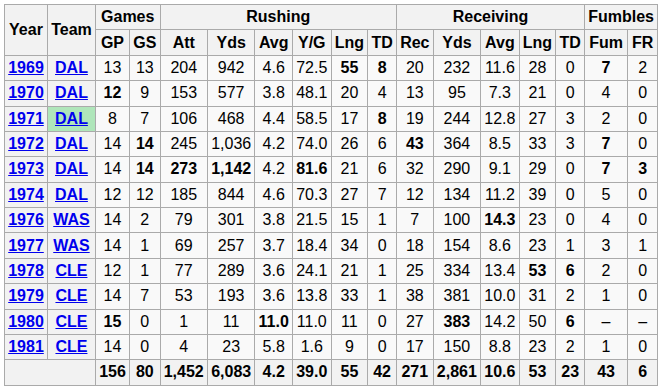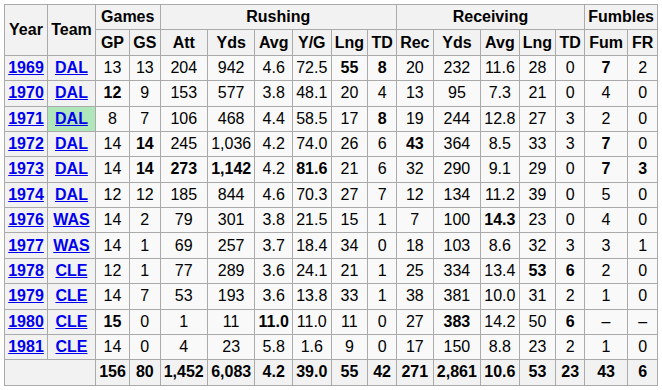(457, 245) 154 -> (457, 245) 103
(537, 245) 23 -> (537, 245) 32
(570, 245) 1 -> (570, 245) 3
